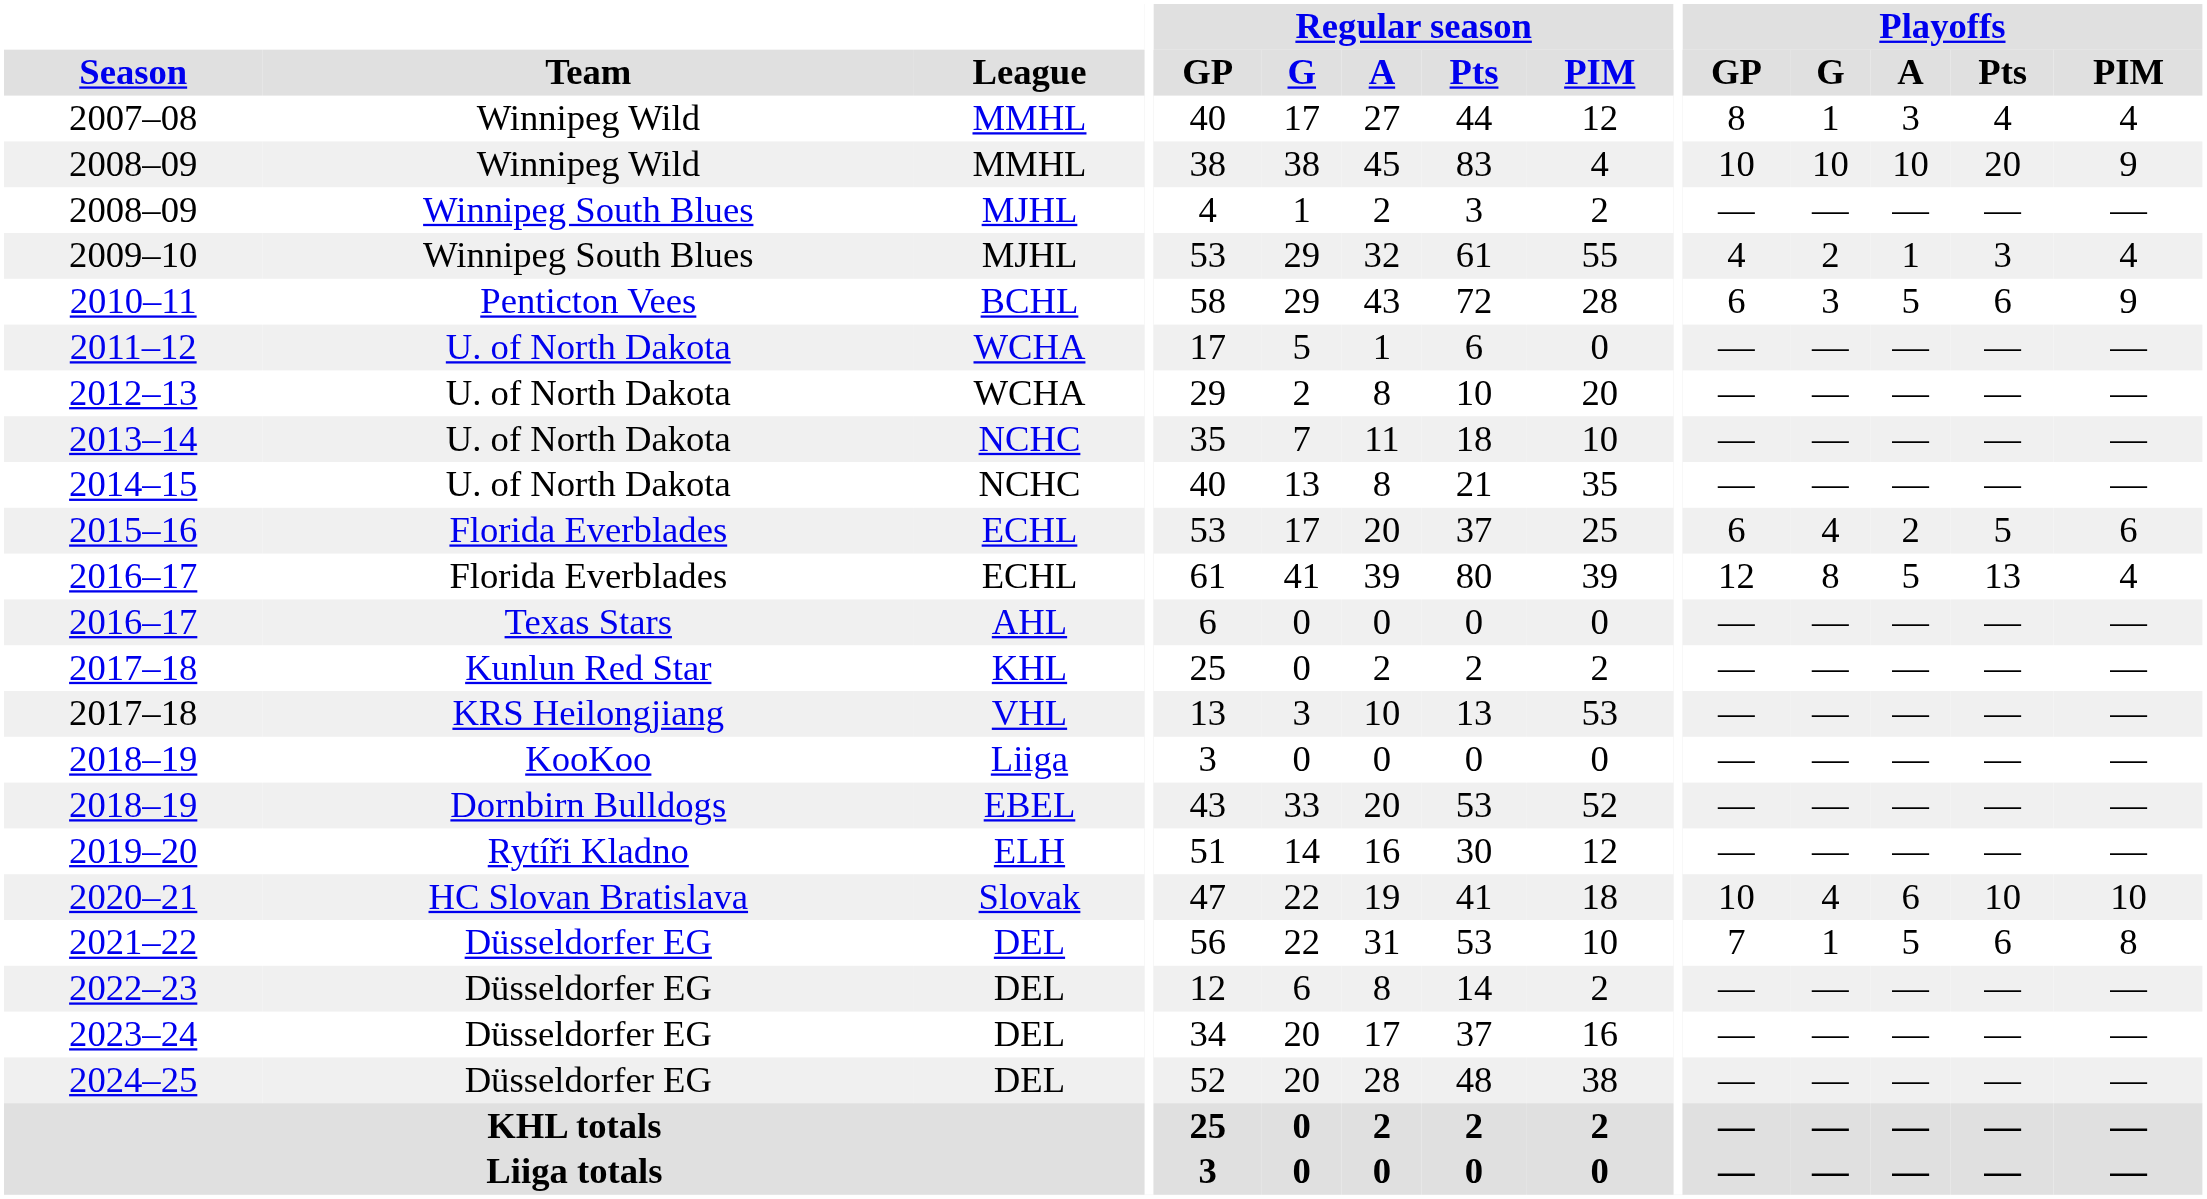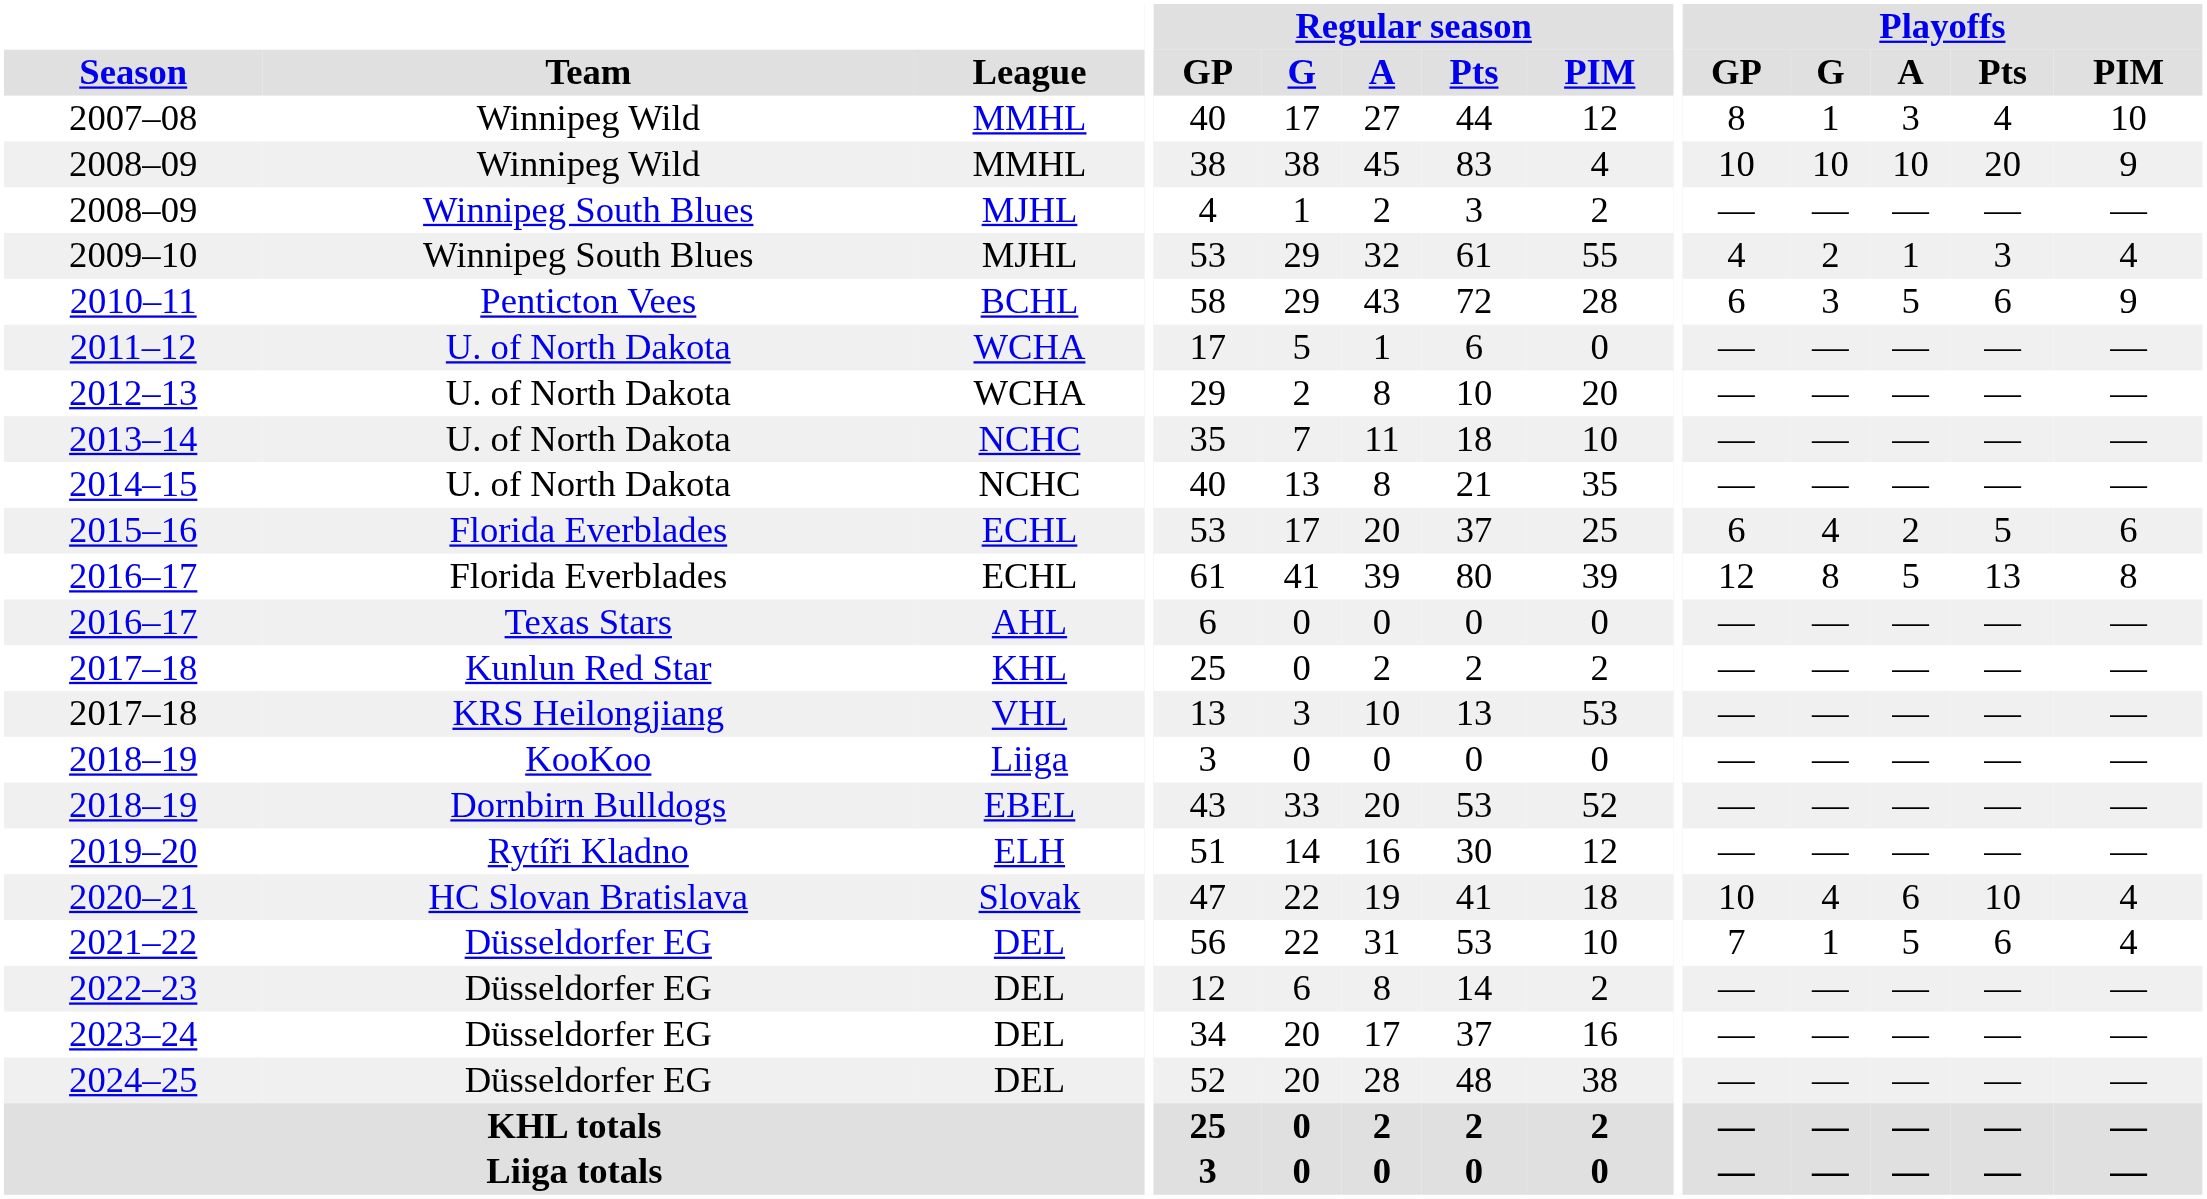(2129, 117) 4 -> (2129, 117) 10
(2129, 575) 4 -> (2129, 575) 8
(2129, 896) 10 -> (2129, 896) 4
(2129, 942) 8 -> (2129, 942) 4
